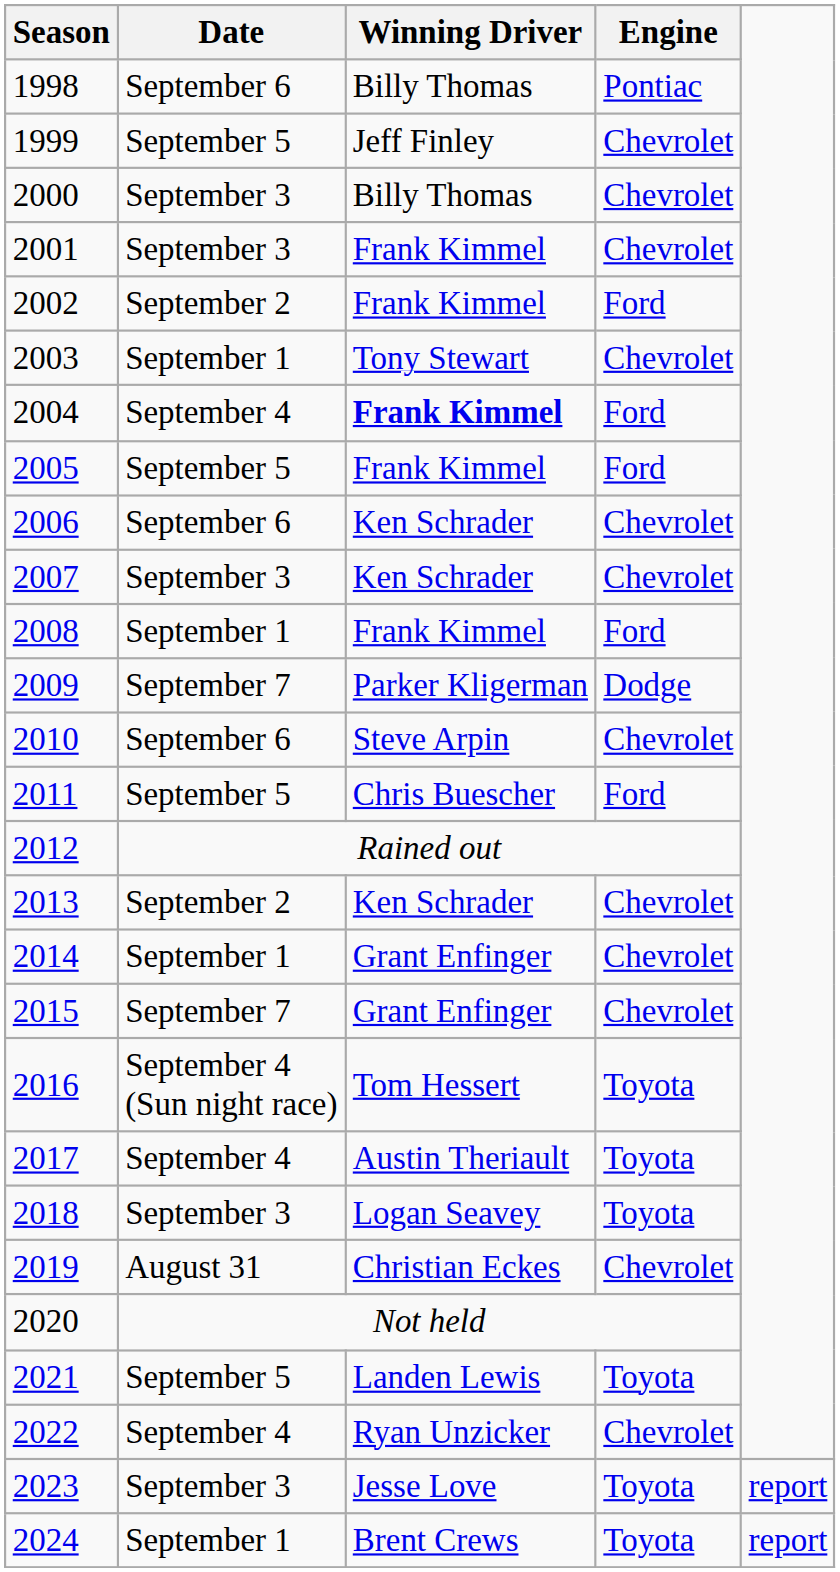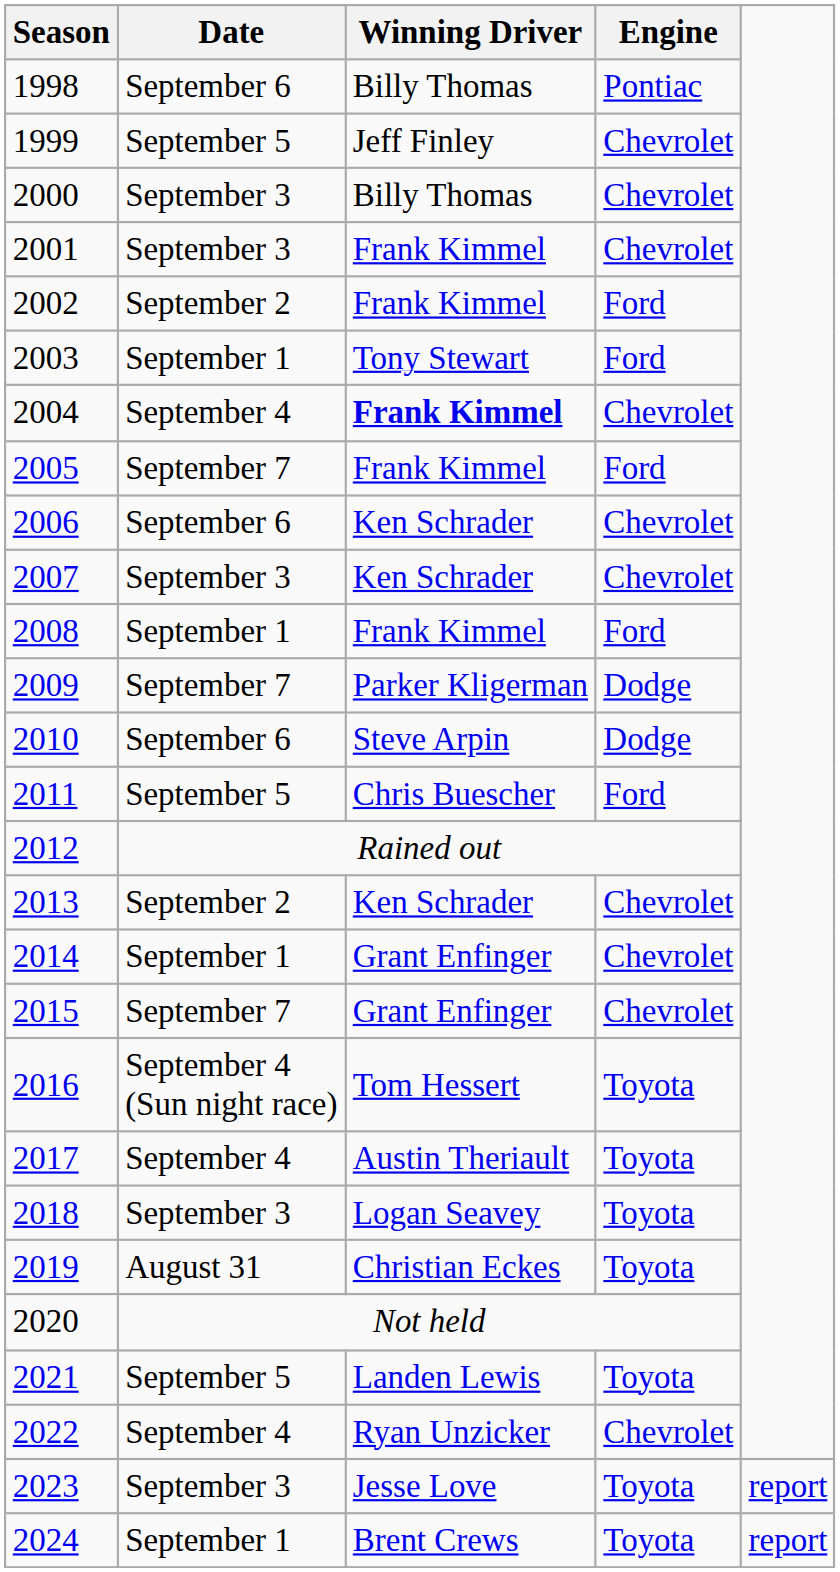(668, 358) Chevrolet -> (634, 358) Ford
(634, 412) Ford -> (668, 412) Chevrolet
(208, 466) September 5 -> (208, 466) September 7
(668, 738) Chevrolet -> (647, 738) Dodge
(668, 1267) Chevrolet -> (649, 1267) Toyota
